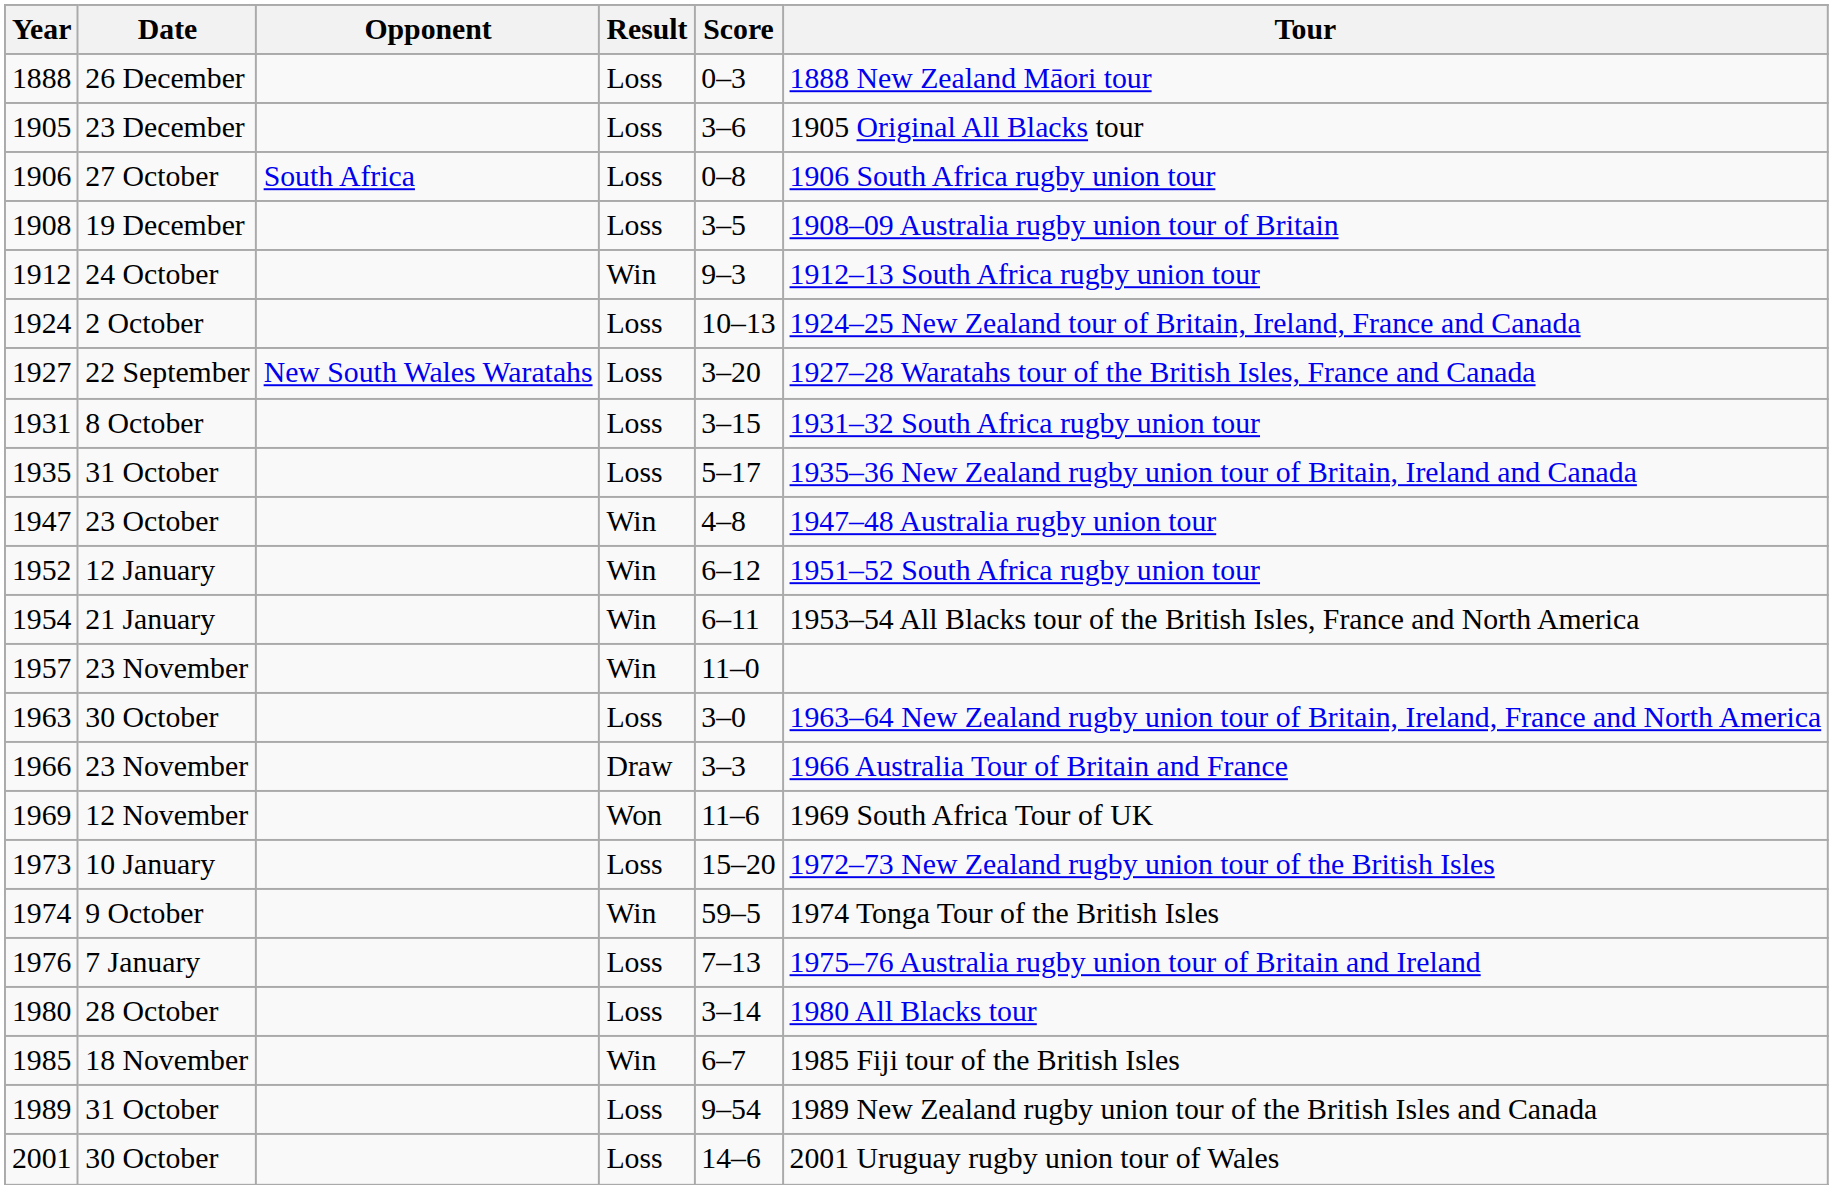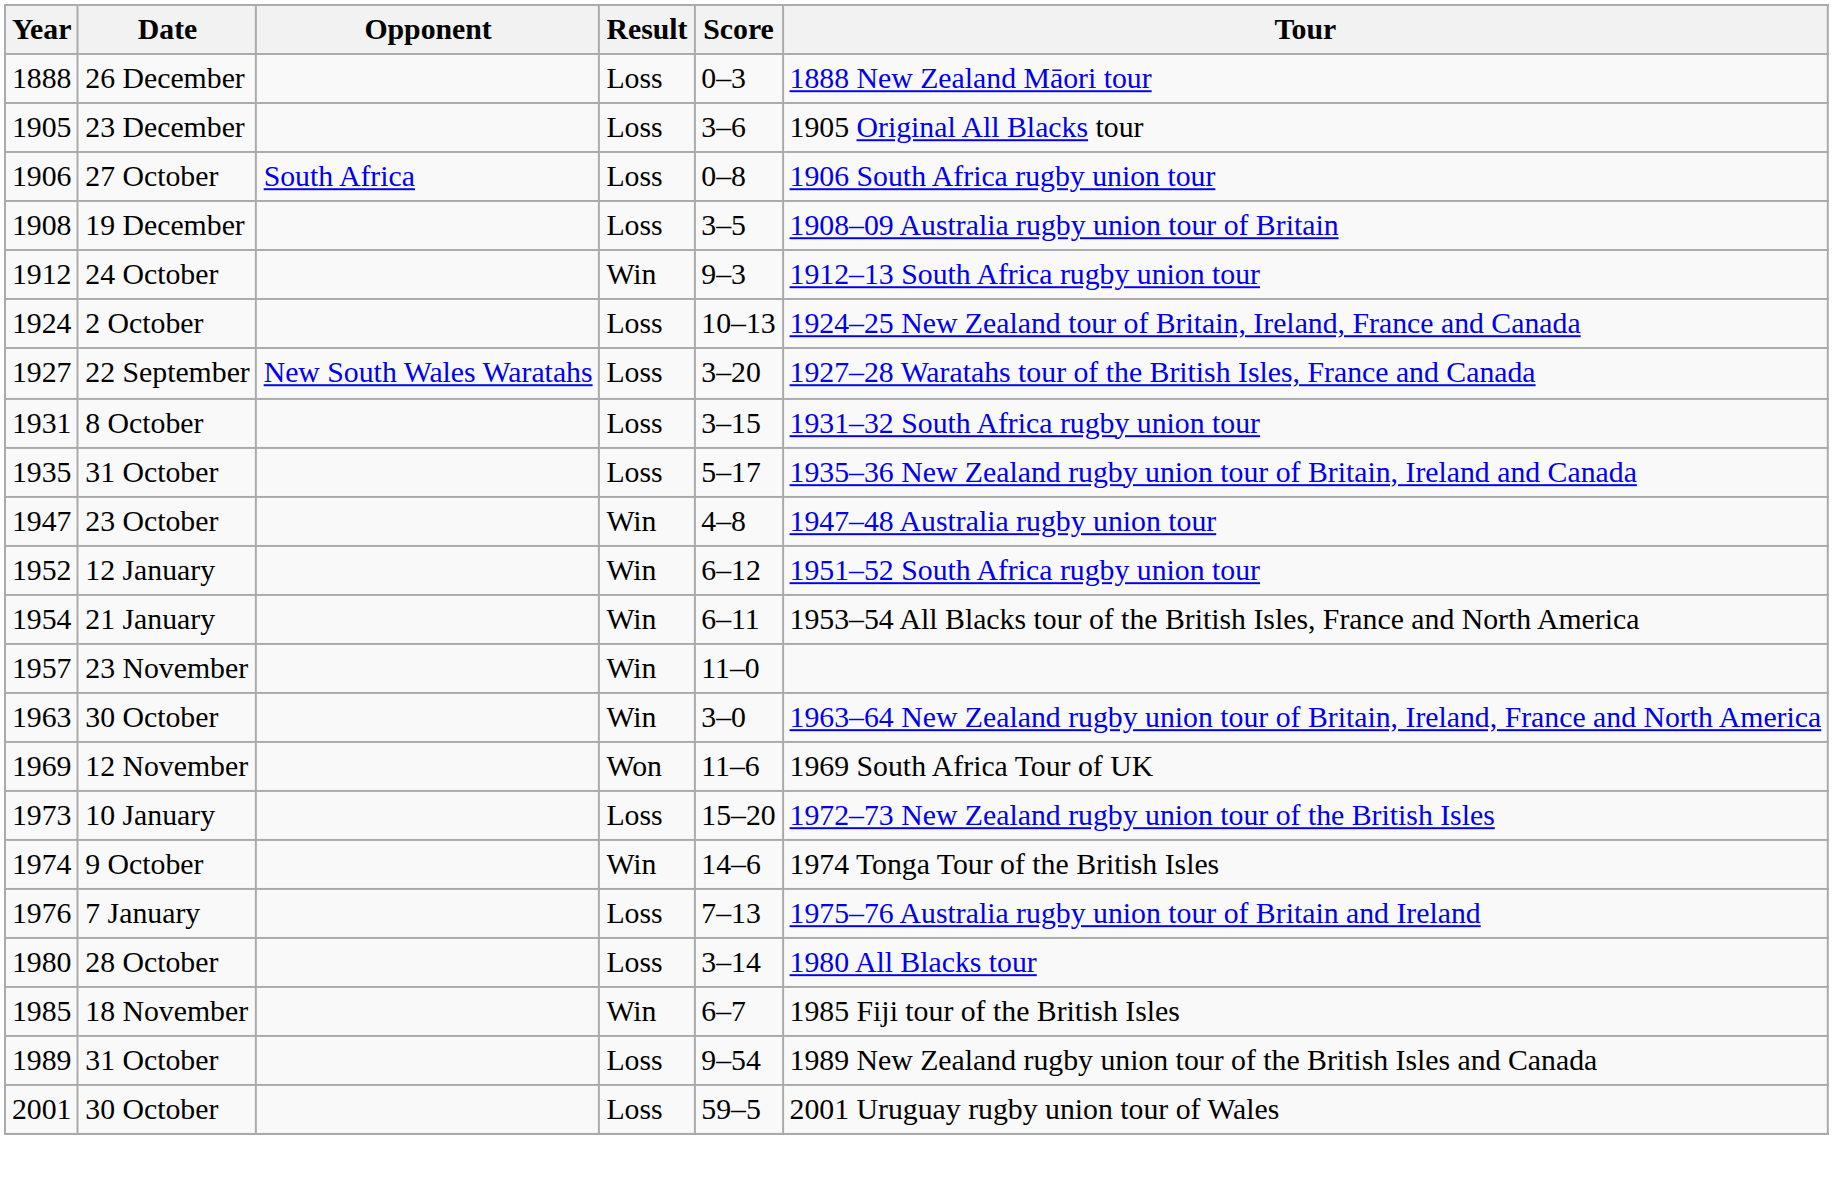(635, 716) Loss -> (631, 716) Win
- row: (42, 766)
(731, 913) 59–5 -> (731, 864) 14–6
(731, 1159) 14–6 -> (731, 1109) 59–5
